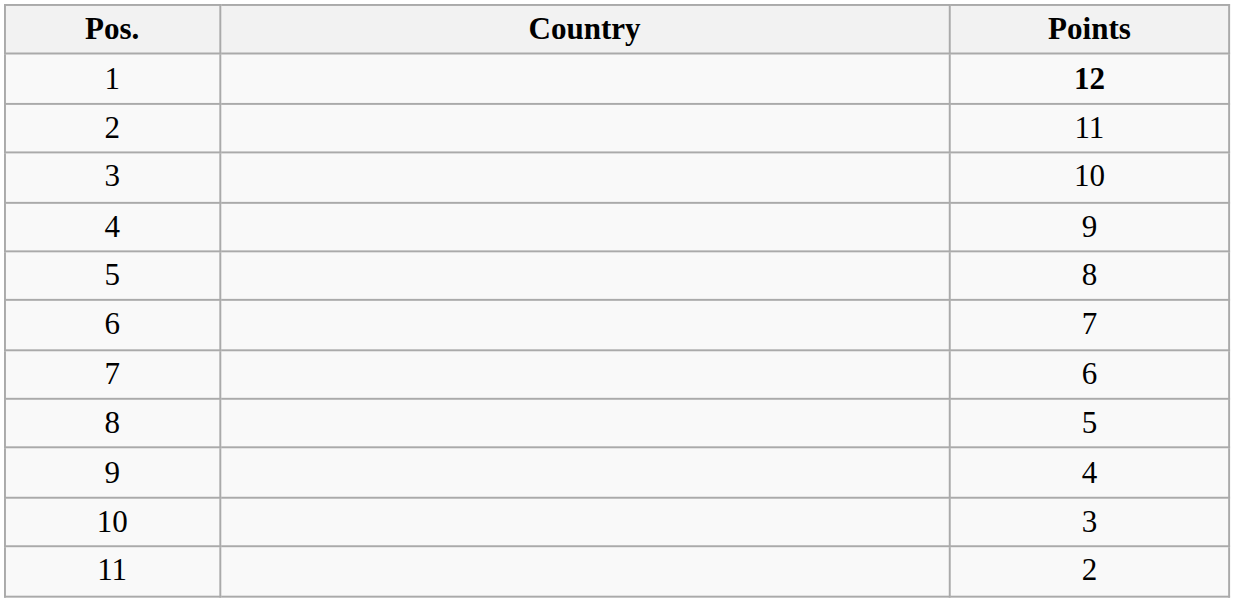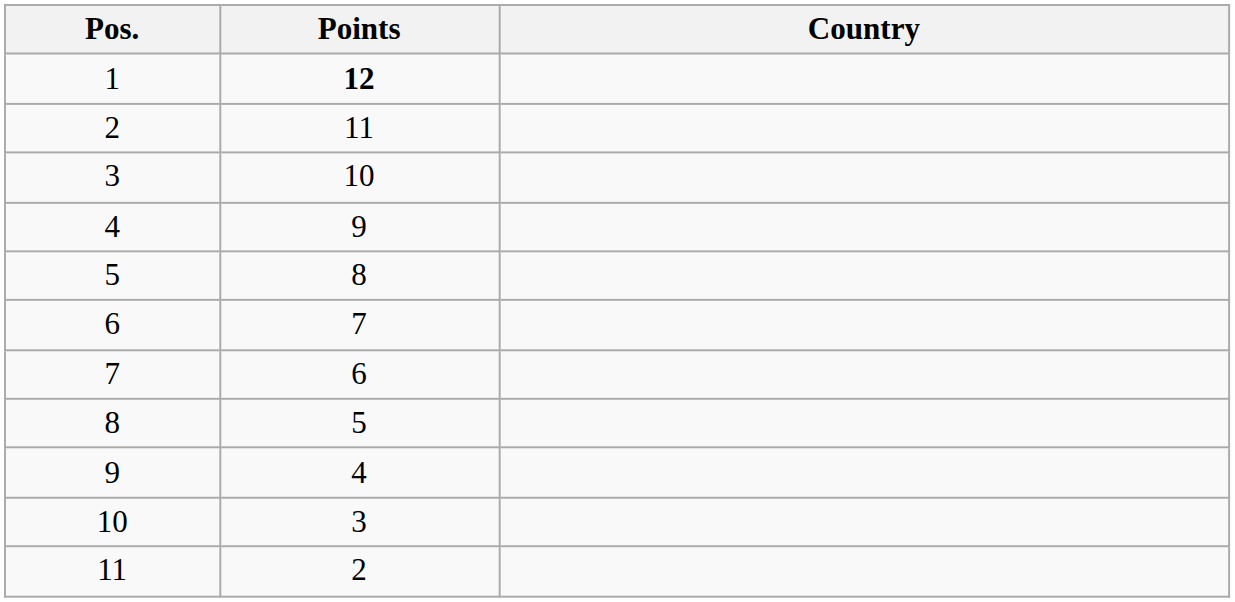columns swapped: (585, 29) <-> (1089, 29)
